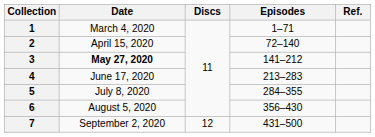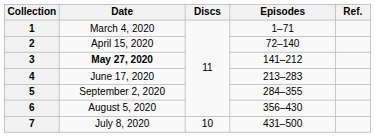(122, 92) July 8, 2020 -> (122, 92) September 2, 2020
(122, 124) September 2, 2020 -> (122, 124) July 8, 2020
(207, 124) 12 -> (207, 124) 10
